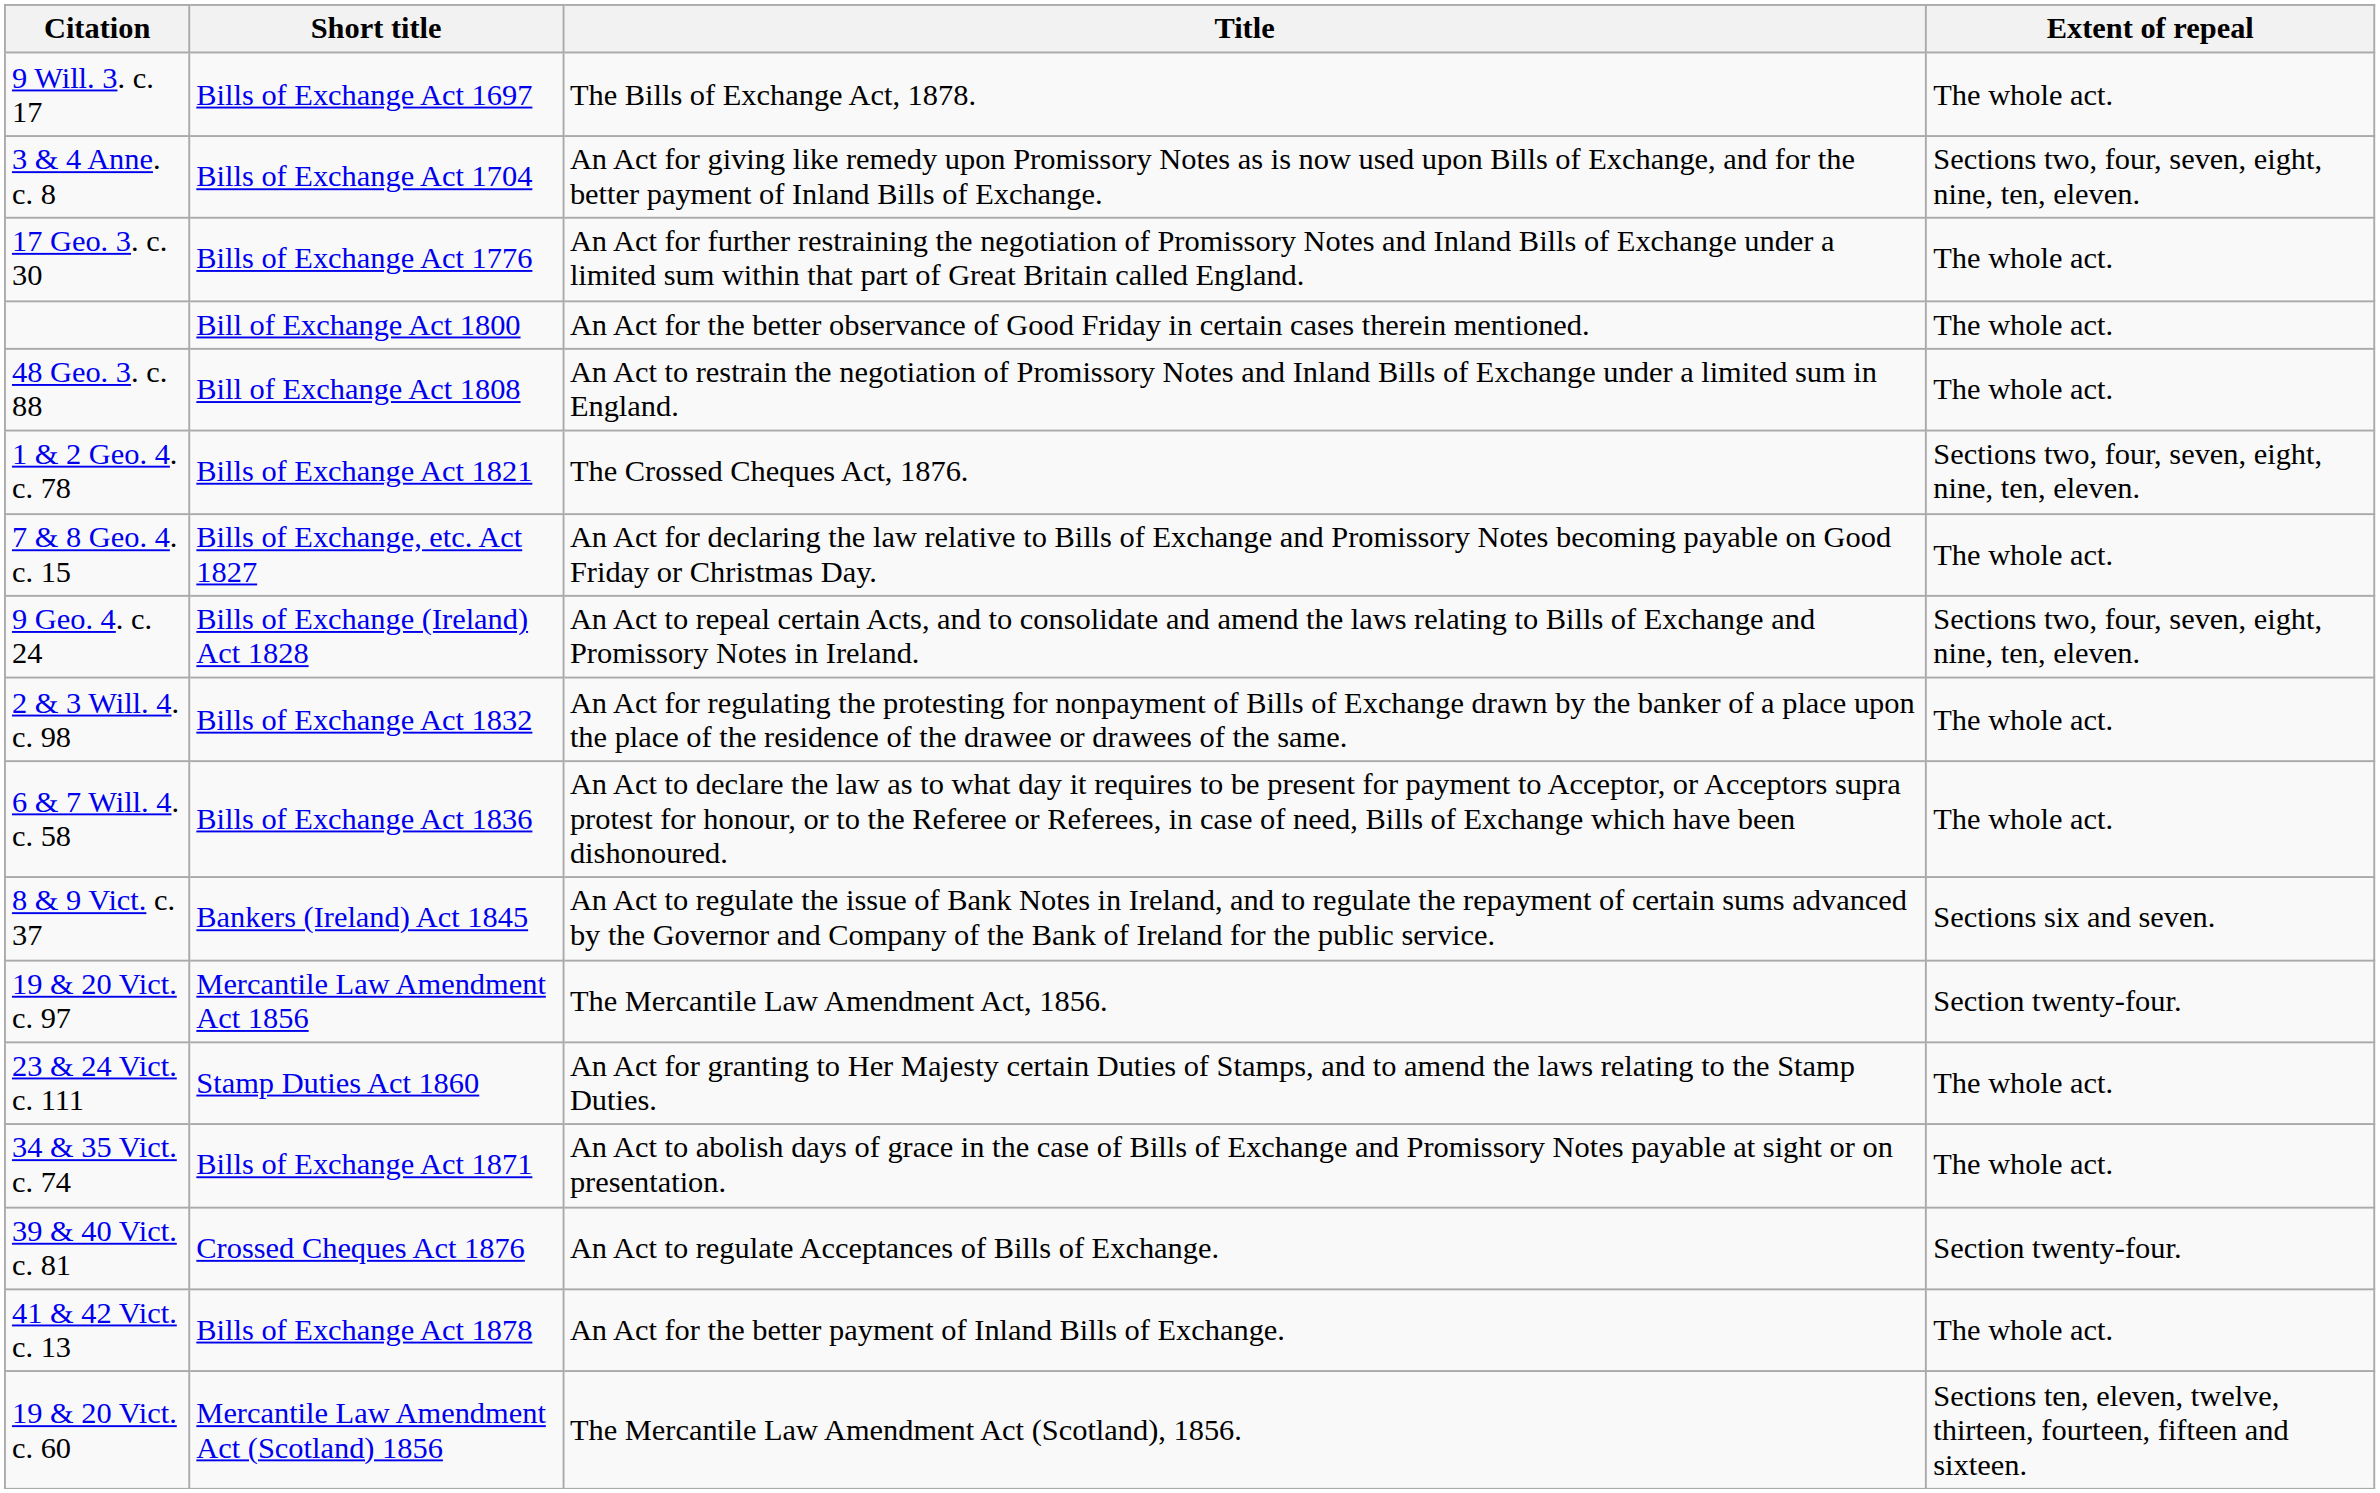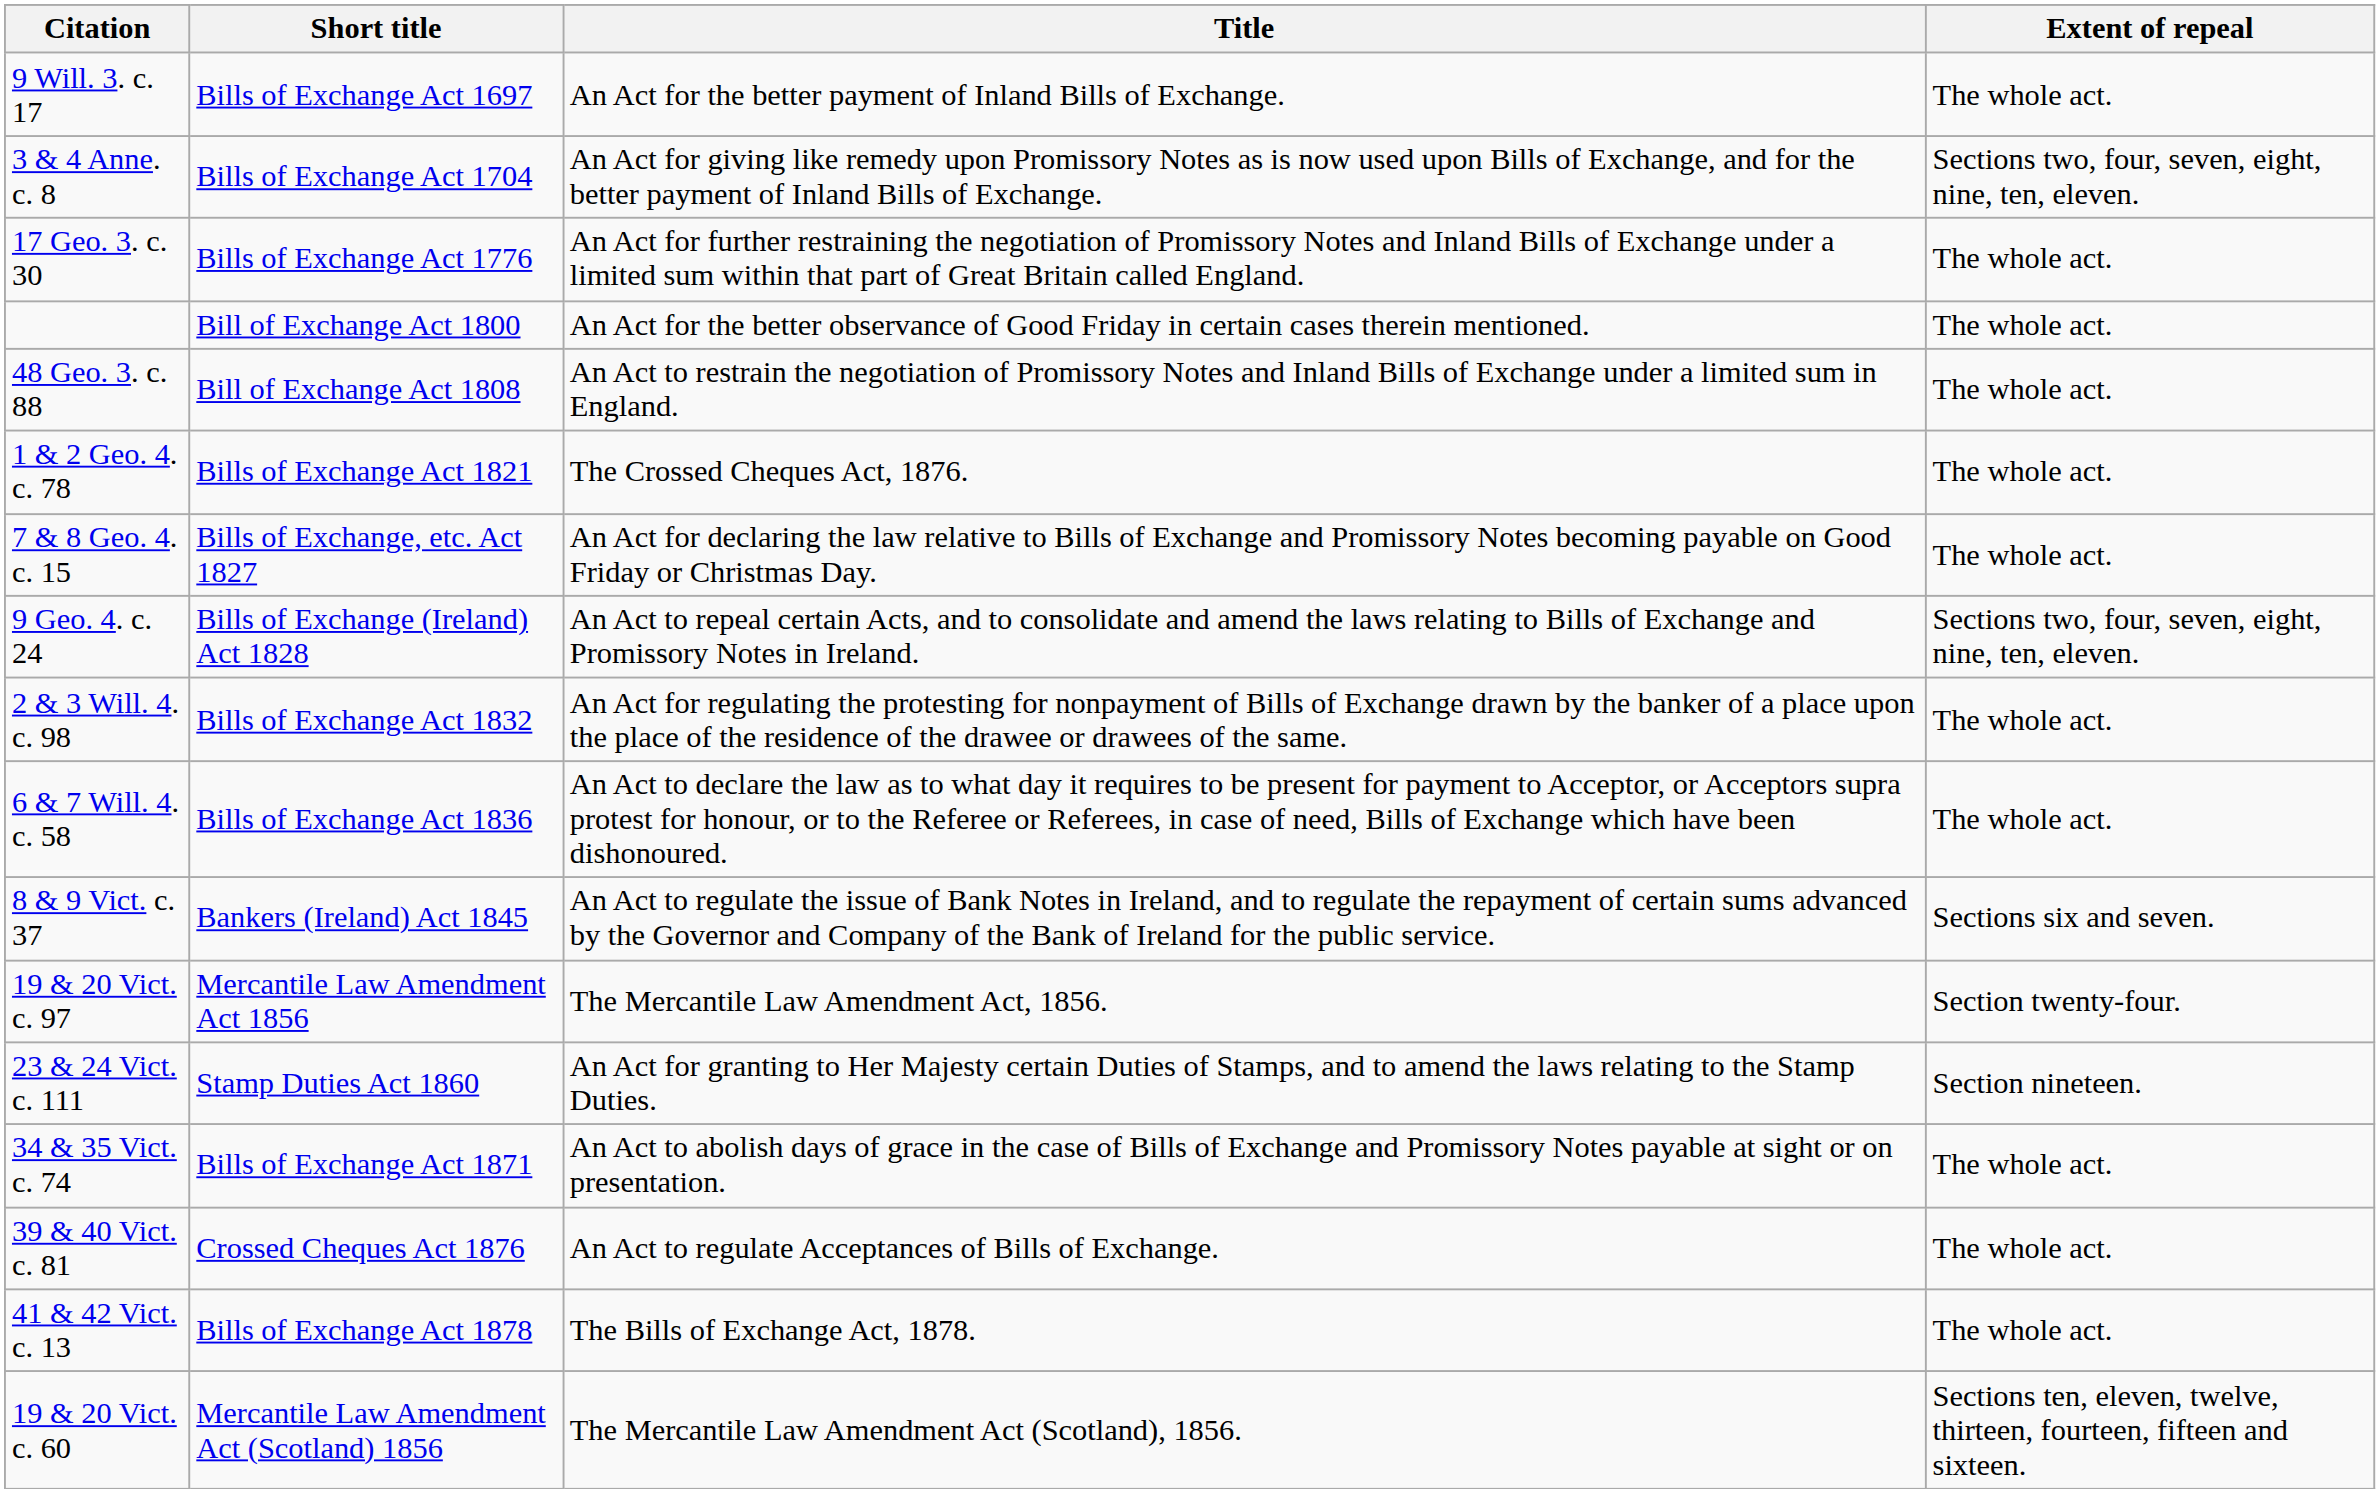(773, 93) The Bills of Exchange Act, 1878. -> (927, 93) An Act for the better payment of Inland Bills of Exchange.
(2128, 471) Sections two, four, seven, eight, nine, ten, eleven. -> (2022, 471) The whole act.
(2023, 1082) The whole act. -> (2037, 1082) Section nineteen.
(2057, 1247) Section twenty-four. -> (2022, 1247) The whole act.
(927, 1330) An Act for the better payment of Inland Bills of Exchange. -> (773, 1330) The Bills of Exchange Act, 1878.
